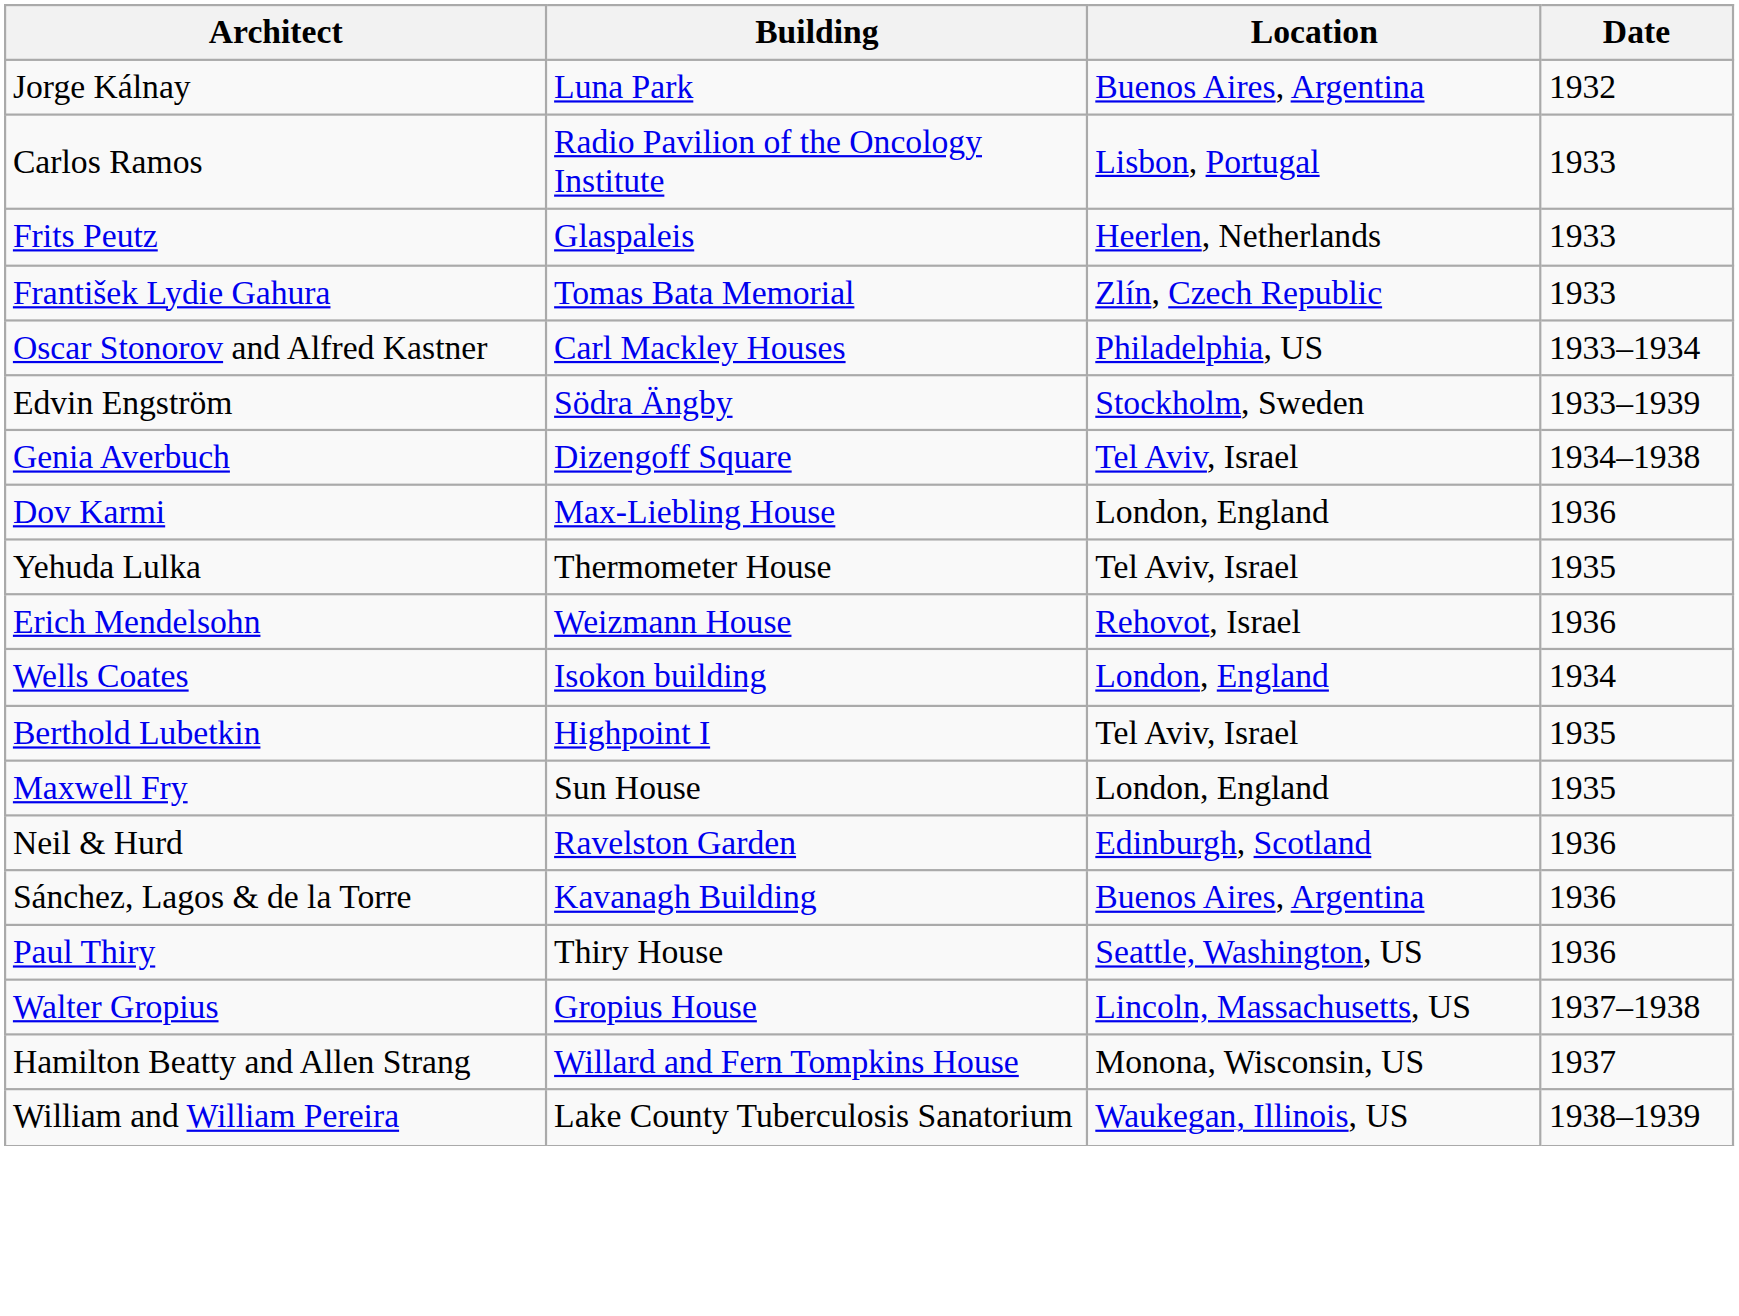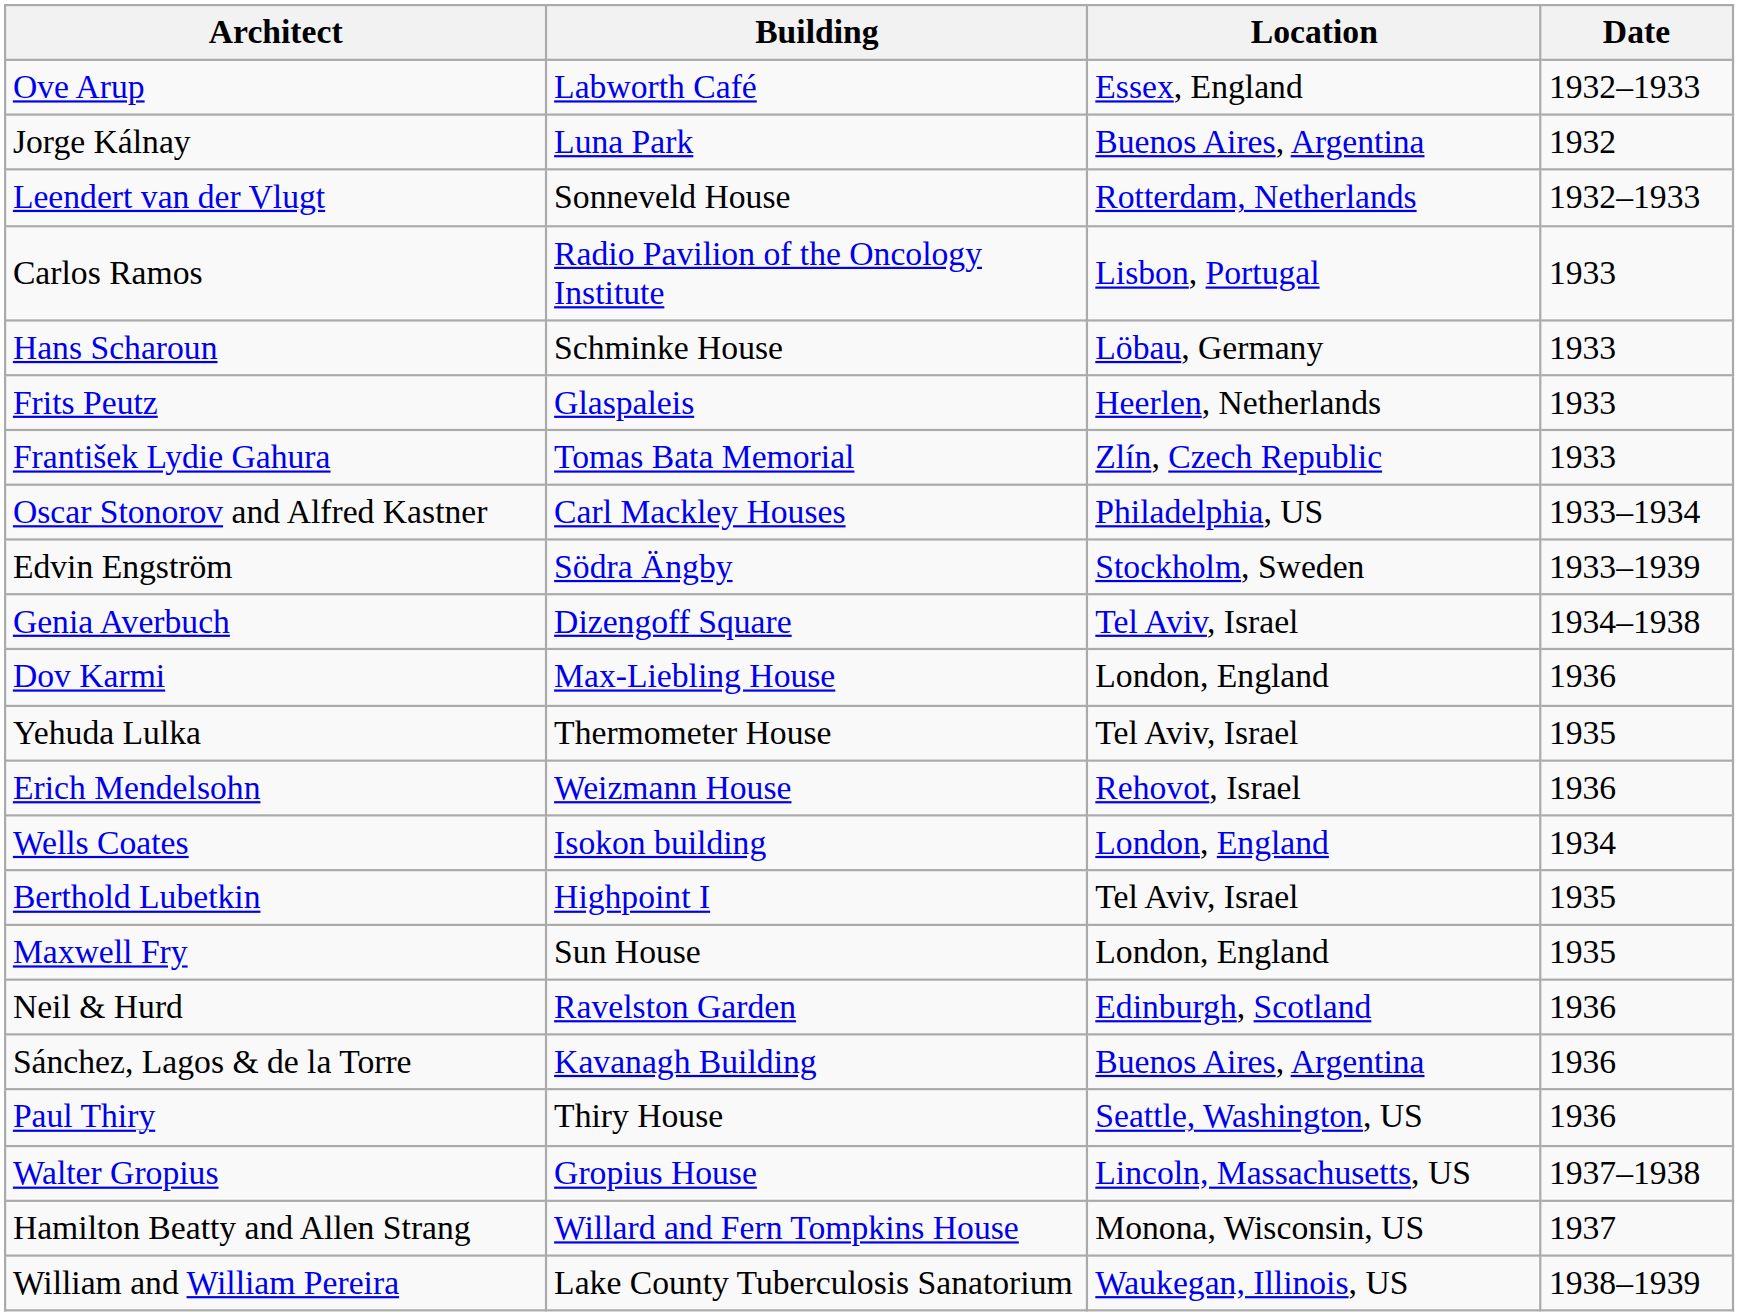+ row: (79, 87)
+ row: (169, 197)
+ row: (115, 346)
